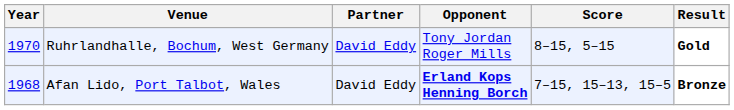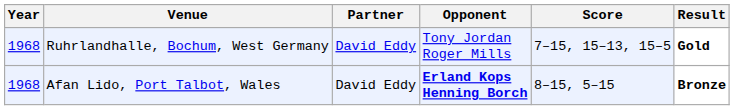(24, 46) 1970 -> (24, 46) 1968
(574, 46) 8–15, 5–15 -> (603, 46) 7–15, 15–13, 15–5
(603, 85) 7–15, 15–13, 15–5 -> (574, 85) 8–15, 5–15
